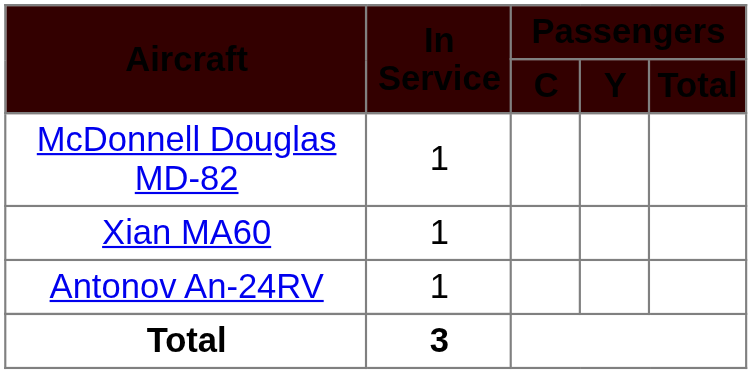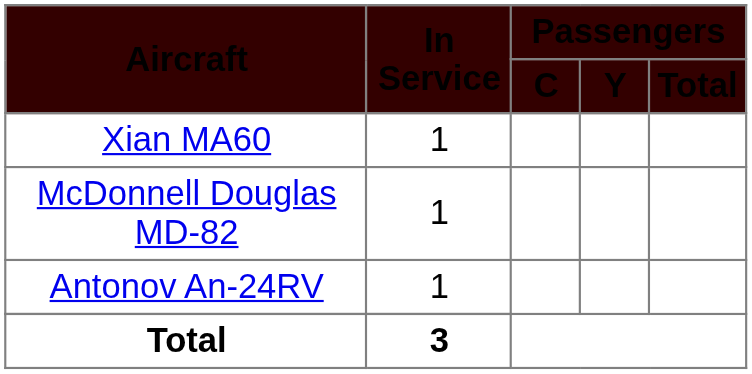rows swapped: (187, 158) <-> (187, 232)
